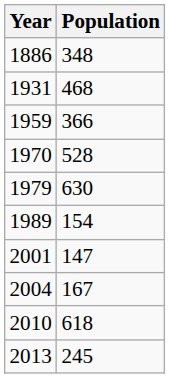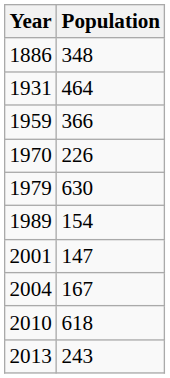(77, 88) 468 -> (77, 88) 464
(77, 155) 528 -> (77, 155) 226
(77, 356) 245 -> (77, 356) 243
